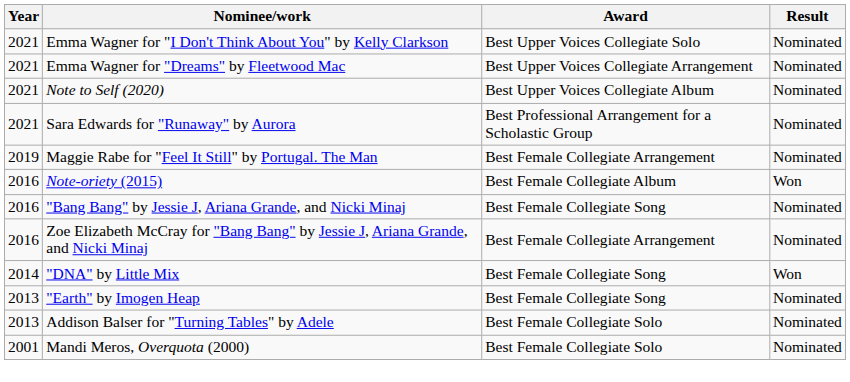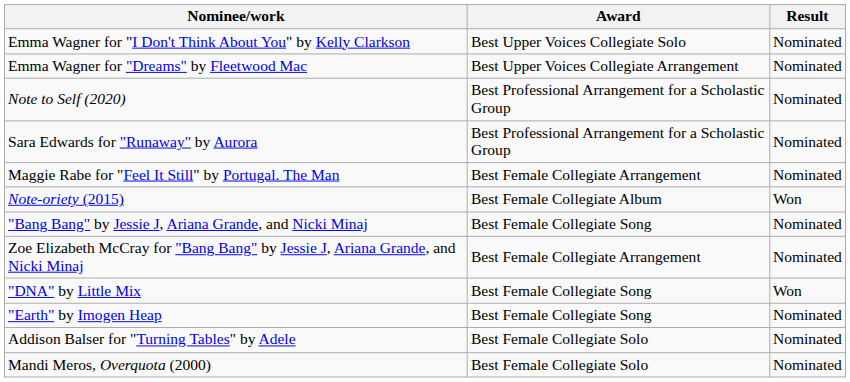- column: (24, 16)
(600, 90) Best Upper Voices Collegiate Album -> (618, 99) Best Professional Arrangement for a Scholastic Group
